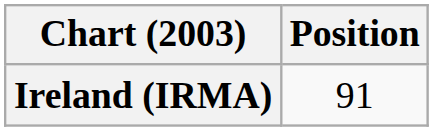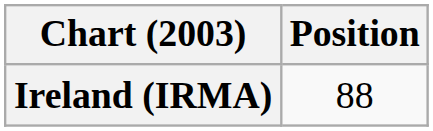(355, 94) 91 -> (355, 94) 88
